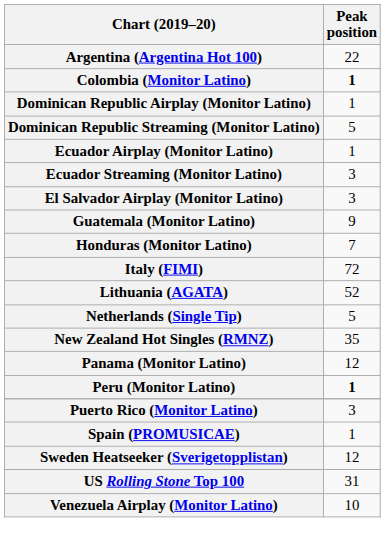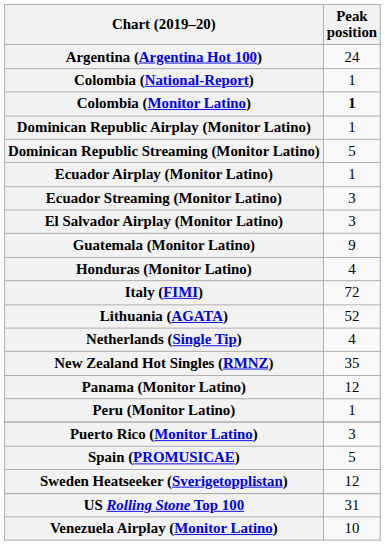(352, 56) 22 -> (352, 56) 24
+ row: (164, 80)
(352, 245) 7 -> (352, 269) 4
(352, 316) 5 -> (352, 339) 4
(352, 387) bold -> (352, 410) normal
(352, 434) 1 -> (352, 457) 5
